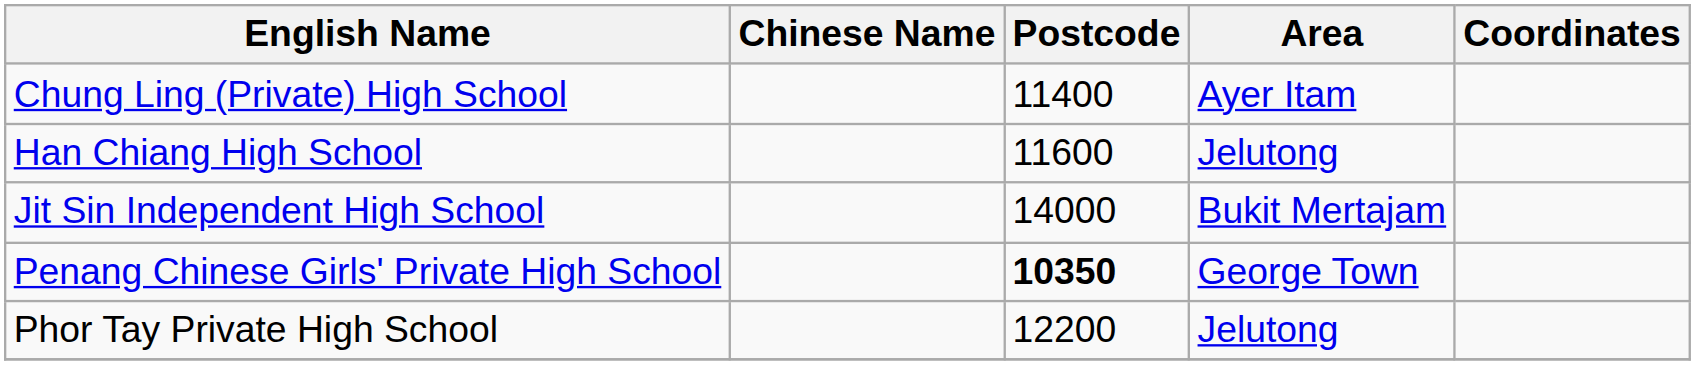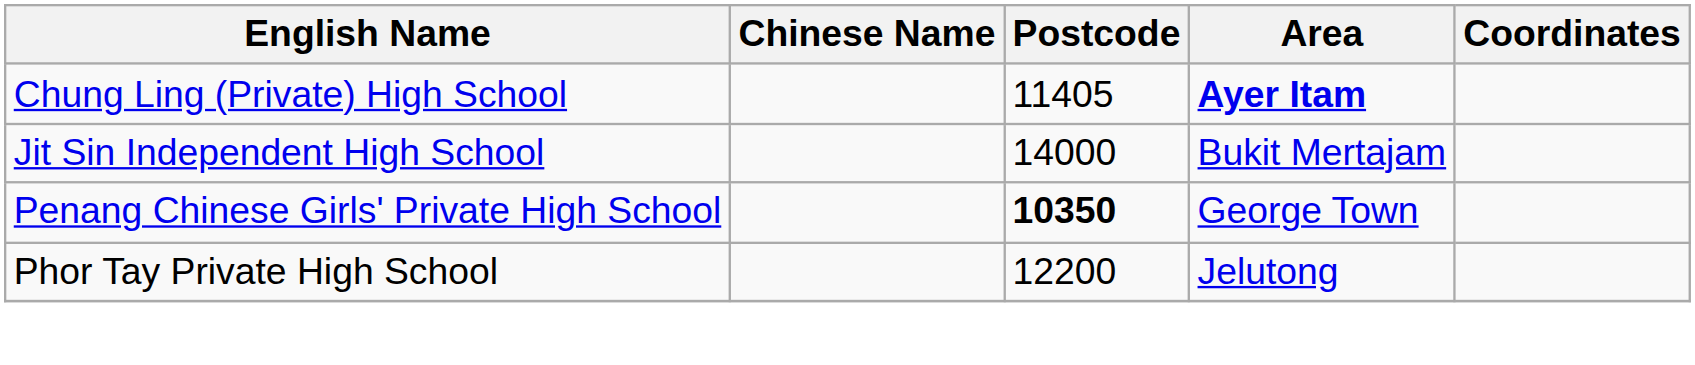(1063, 93) 11400 -> (1063, 93) 11405
(1277, 93) normal -> (1282, 93) bold
- row: (218, 152)
